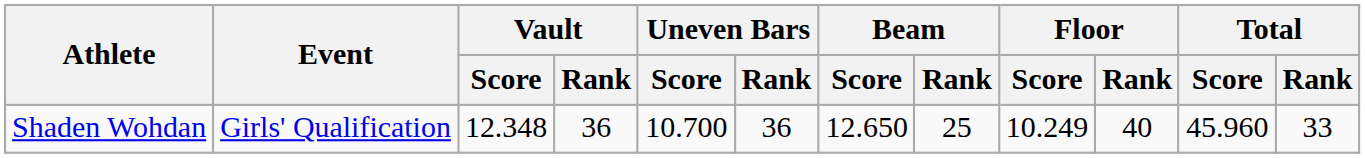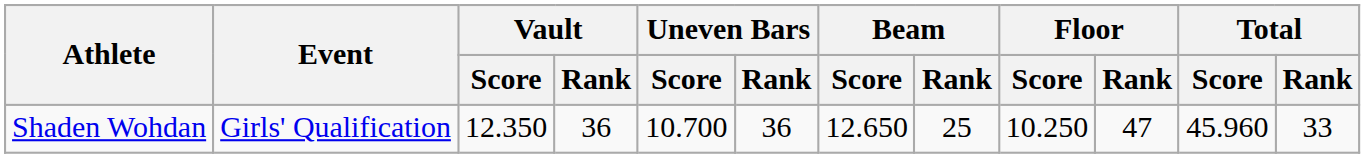(506, 128) 12.348 -> (506, 128) 12.350
(1047, 128) 10.249 -> (1047, 128) 10.250
(1137, 128) 40 -> (1137, 128) 47
